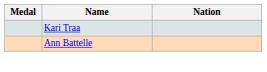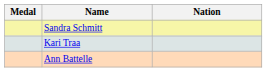+ row: (73, 28)
